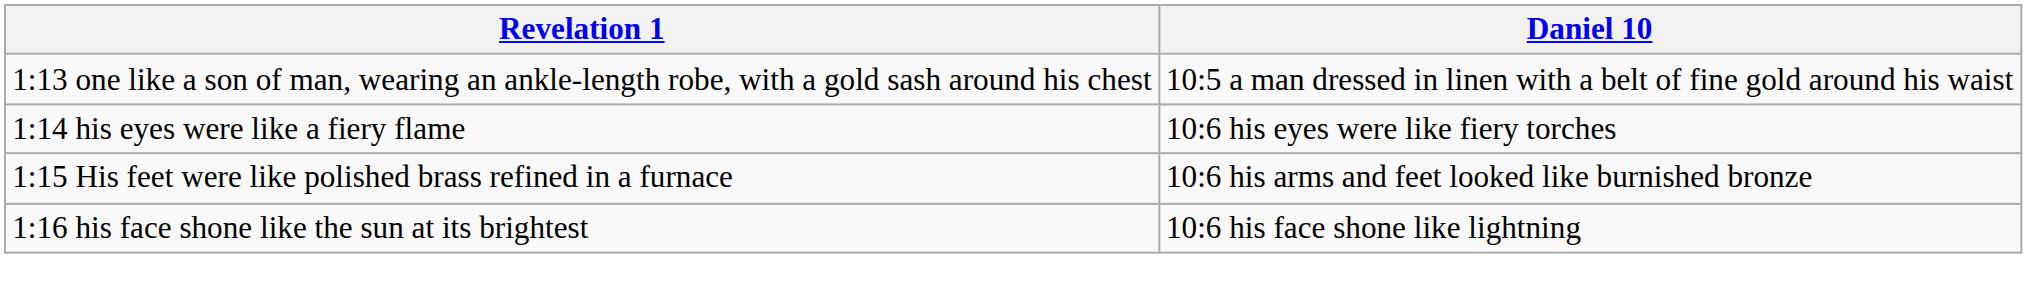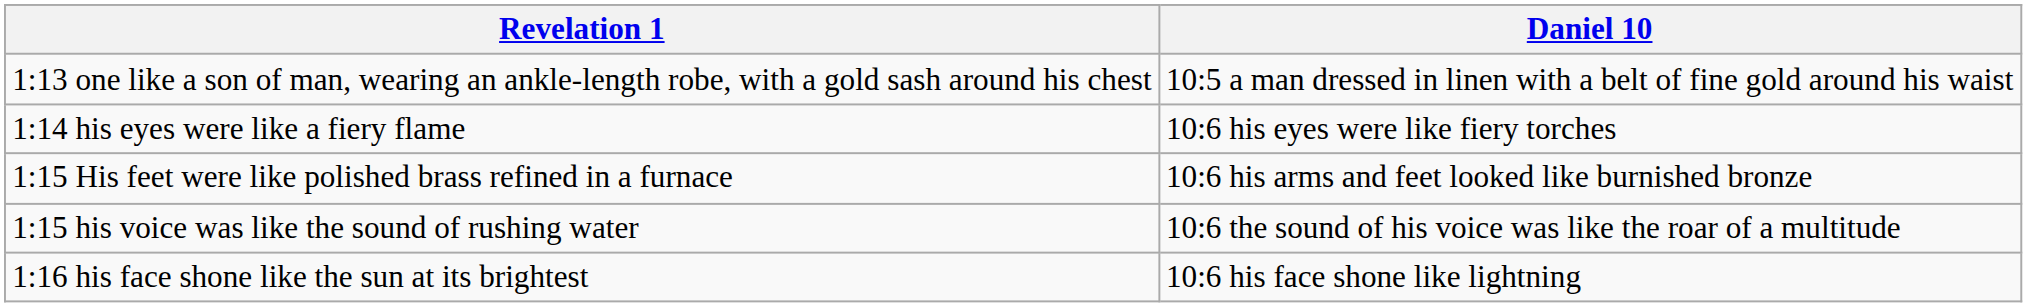+ row: (325, 227)
